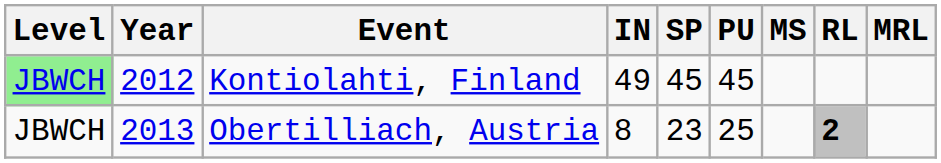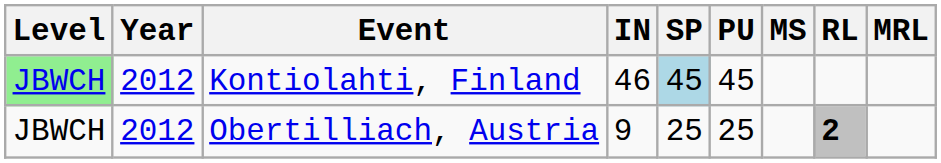(632, 81) 49 -> (632, 81) 46
(684, 81) no background -> (684, 81) lightblue background
(157, 131) 2013 -> (157, 131) 2012
(623, 131) 8 -> (623, 131) 9
(684, 131) 23 -> (684, 131) 25
